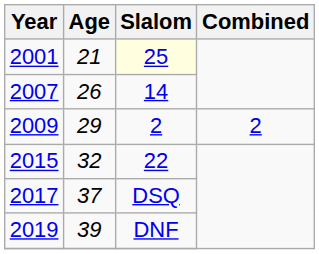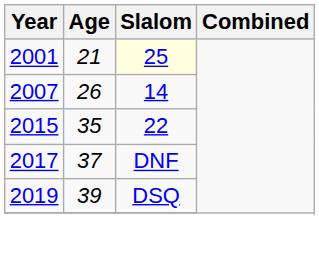- row: (34, 126)
(89, 160) 32 -> (89, 126) 35
(156, 195) DSQ -> (156, 160) DNF
(156, 230) DNF -> (156, 195) DSQ
